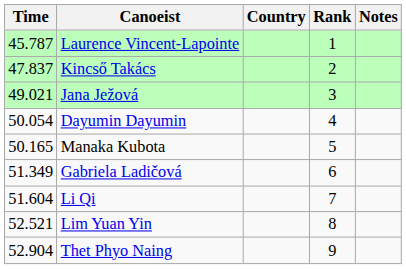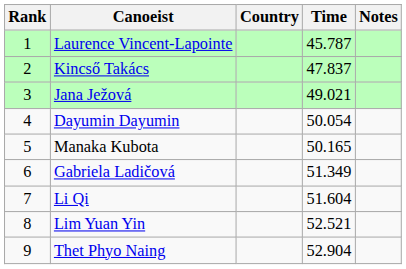columns swapped: (332, 17) <-> (31, 17)
